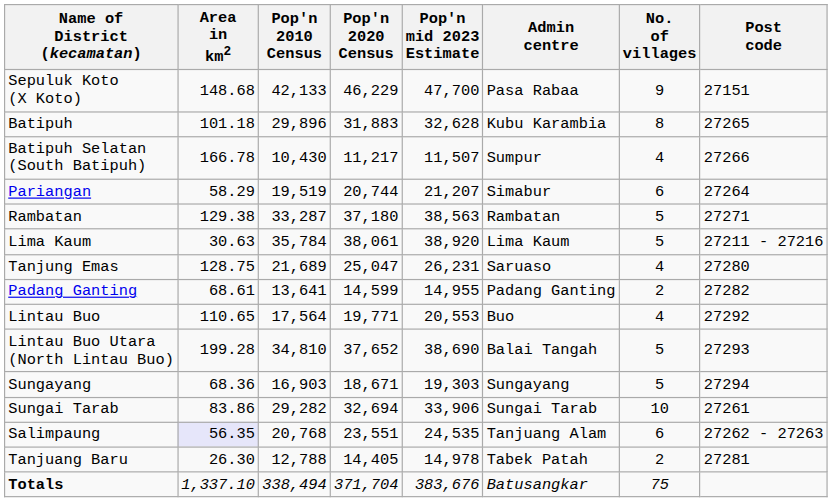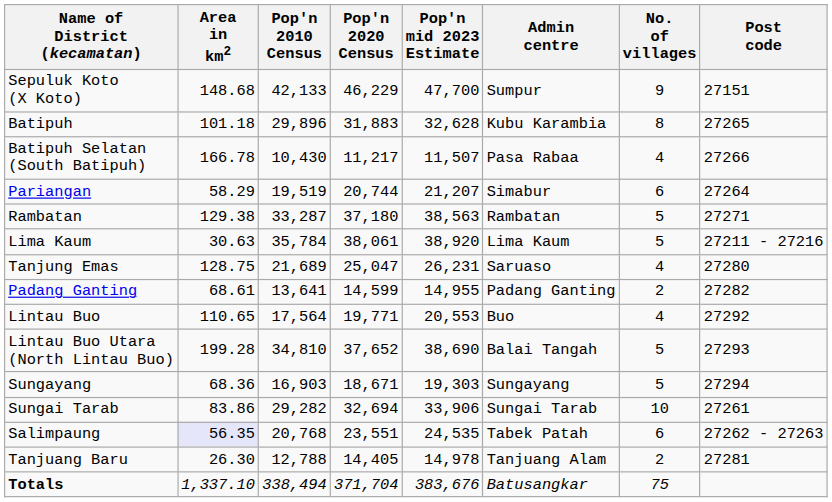(533, 90) Pasa Rabaa -> (514, 90) Sumpur
(514, 158) Sumpur -> (533, 158) Pasa Rabaa
(546, 435) Tanjuang Alam -> (537, 435) Tabek Patah
(537, 460) Tabek Patah -> (546, 460) Tanjuang Alam
